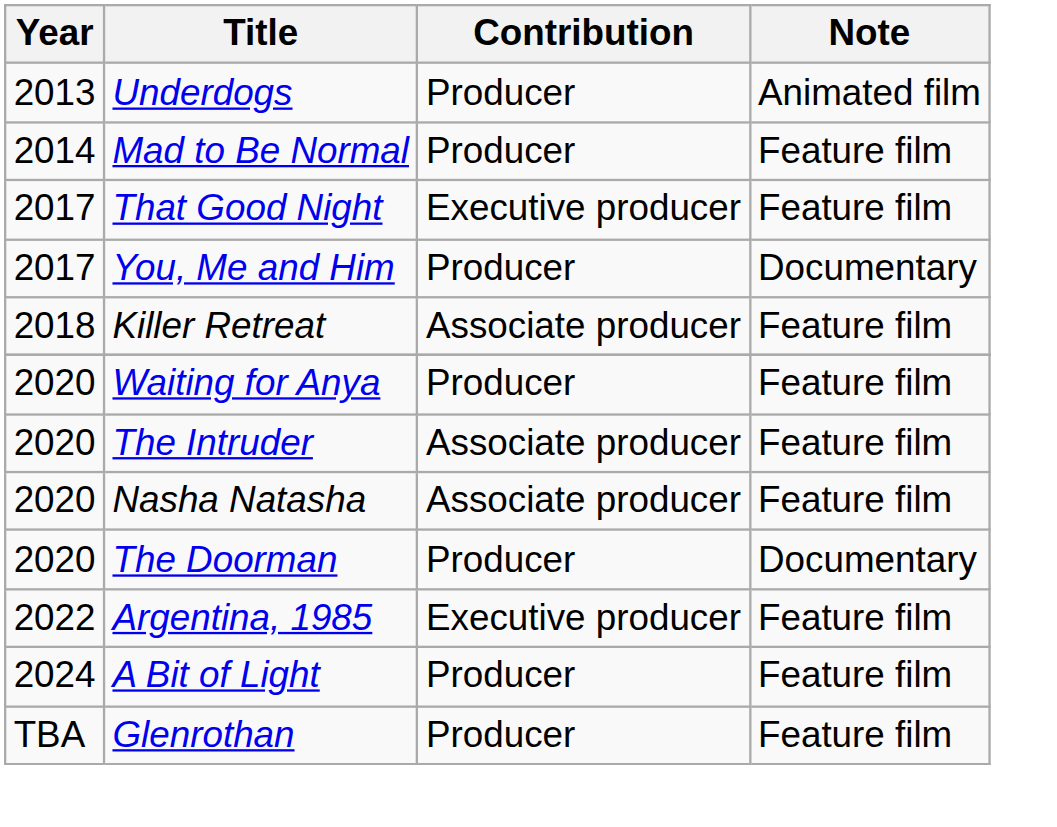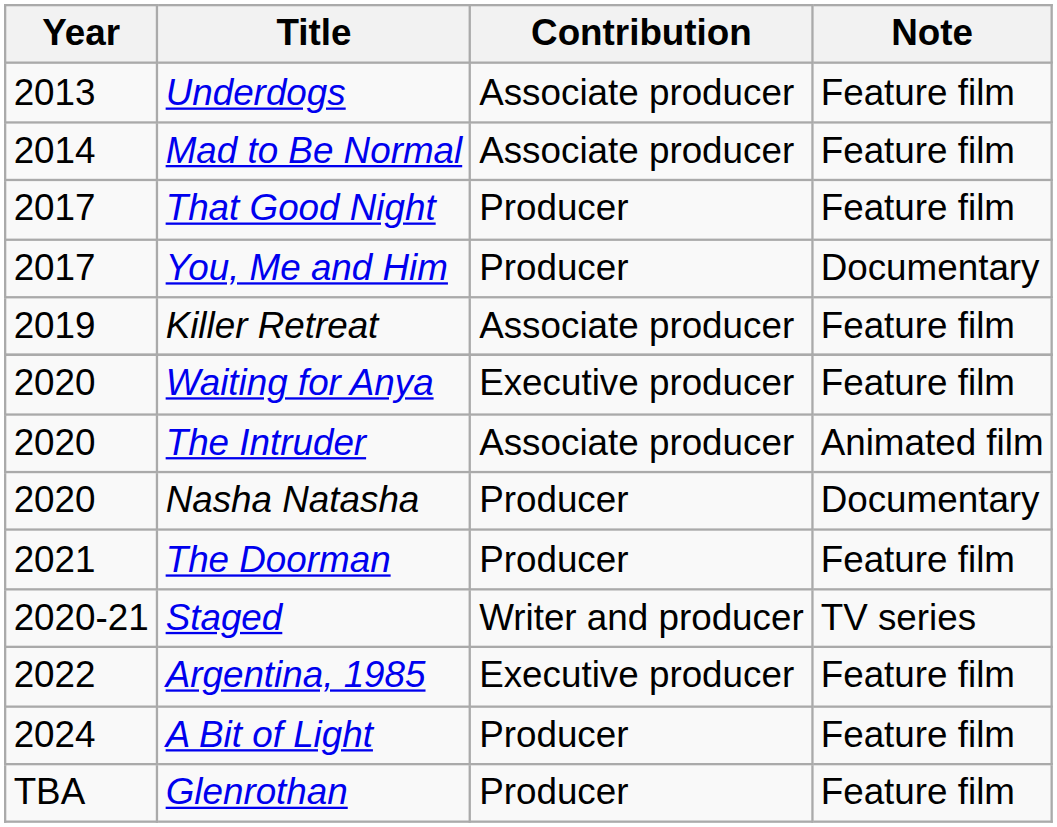(501, 92) Producer -> (637, 92) Associate producer
(869, 92) Animated film -> (918, 92) Feature film
(501, 150) Producer -> (637, 150) Associate producer
(583, 208) Executive producer -> (554, 208) Producer
(55, 325) 2018 -> (55, 325) 2019
(501, 383) Producer -> (637, 383) Executive producer
(855, 442) Feature film -> (932, 442) Animated film
(583, 500) Associate producer -> (554, 500) Producer
(855, 500) Feature film -> (930, 500) Documentary
(55, 558) 2020 -> (55, 558) 2021
(867, 558) Documentary -> (918, 558) Feature film
+ row: (224, 617)
